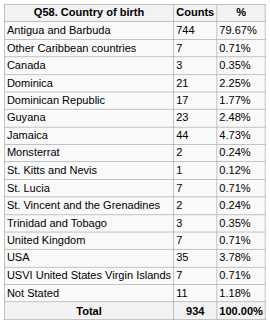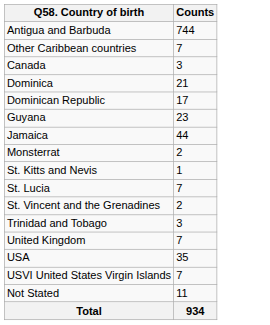- column: (241, 13)
